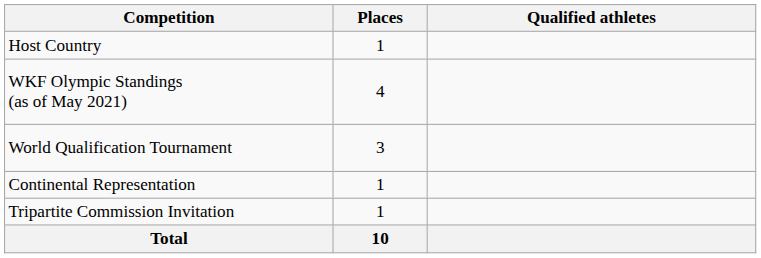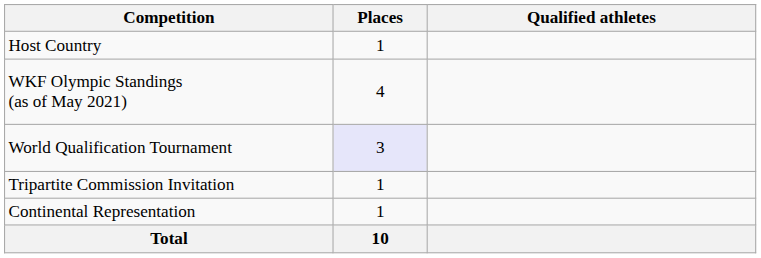(380, 147) no background -> (380, 147) lavender background
rows swapped: (102, 184) <-> (121, 211)
